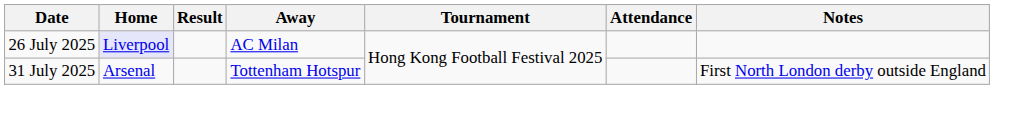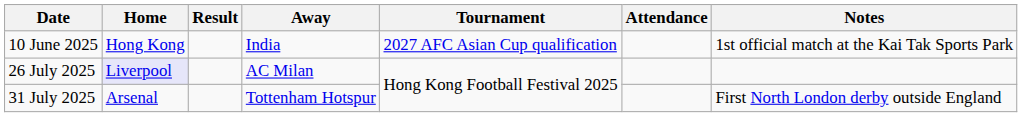+ row: (53, 44)
